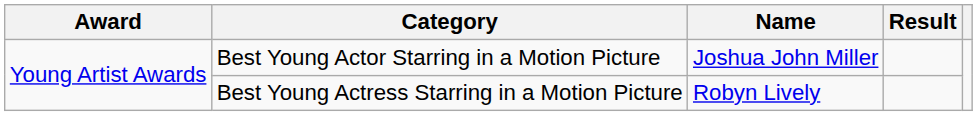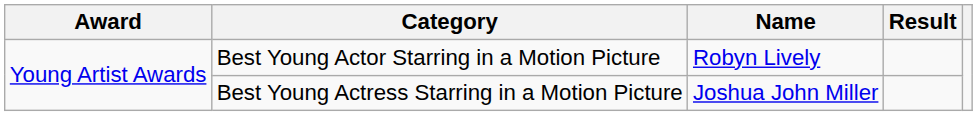(786, 57) Joshua John Miller -> (757, 57) Robyn Lively
(757, 92) Robyn Lively -> (786, 92) Joshua John Miller
